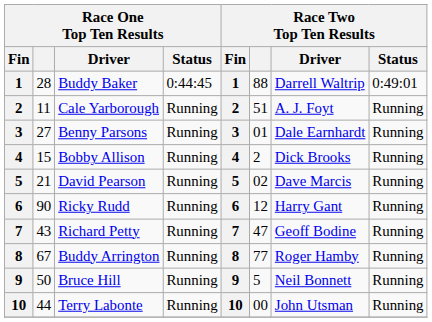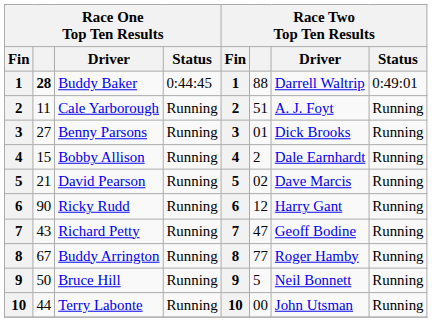(44, 83) normal -> (44, 83) bold
(320, 132) Dale Earnhardt -> (313, 132) Dick Brooks
(313, 157) Dick Brooks -> (320, 157) Dale Earnhardt
